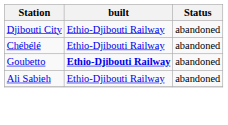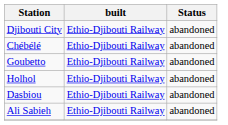(119, 62) bold -> (116, 62) normal
+ row: (21, 78)
+ row: (24, 95)
